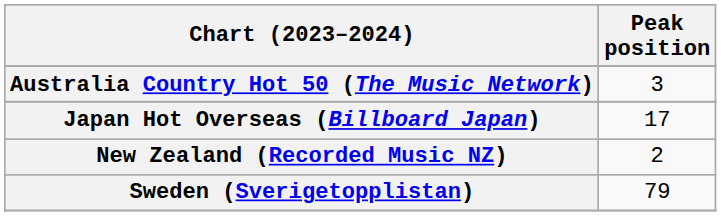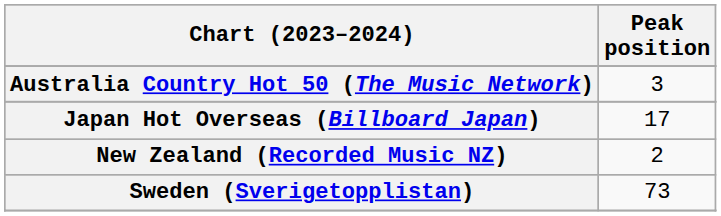(657, 192) 79 -> (657, 192) 73
